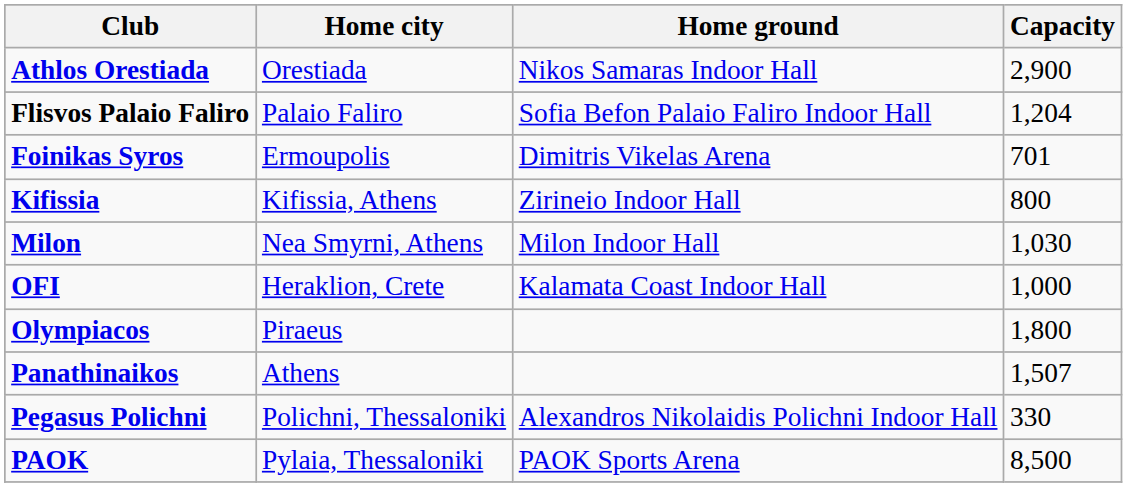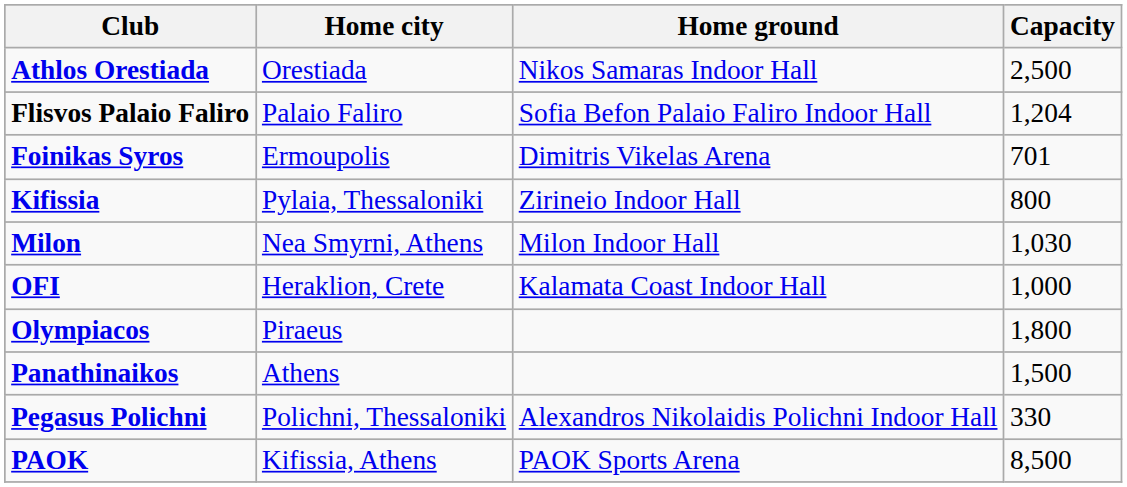(1041, 69) 2,900 -> (1041, 69) 2,500
(349, 199) Kifissia, Athens -> (373, 199) Pylaia, Thessaloniki
(1041, 373) 1,507 -> (1041, 373) 1,500
(373, 460) Pylaia, Thessaloniki -> (349, 460) Kifissia, Athens
